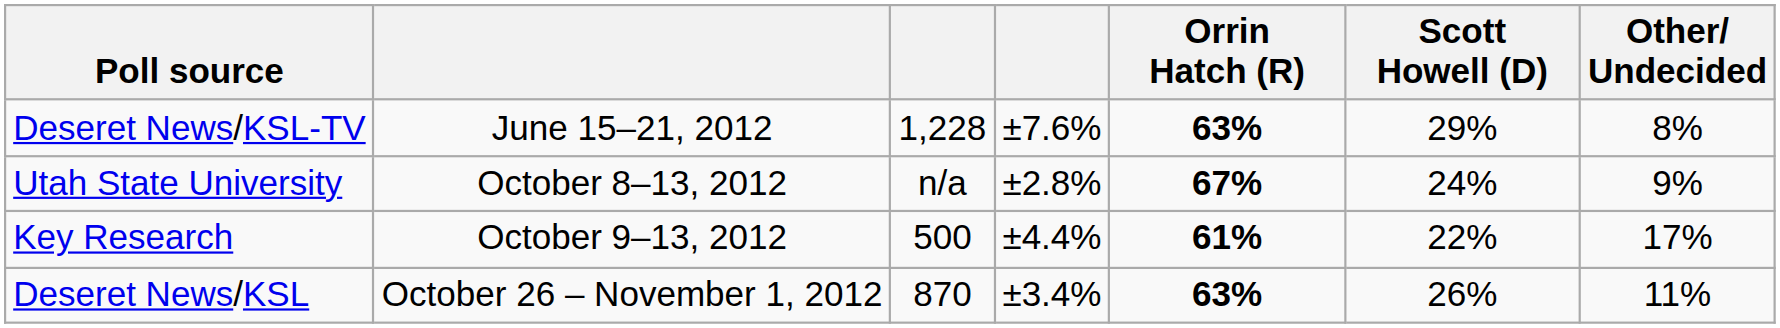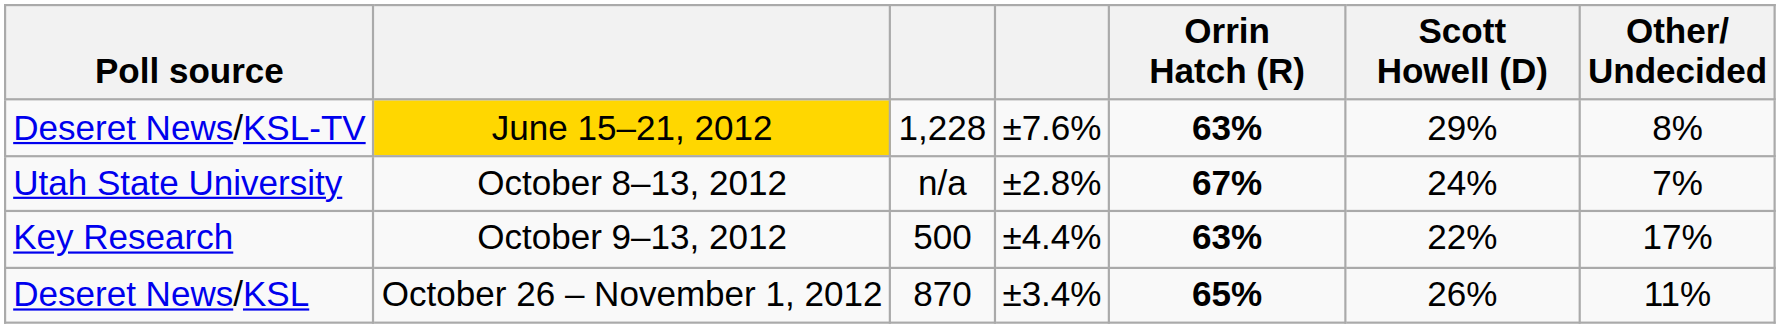(632, 127) no background -> (632, 127) gold background
(1678, 182) 9% -> (1678, 182) 7%
(1227, 238) 61% -> (1227, 238) 63%
(1227, 293) 63% -> (1227, 293) 65%
